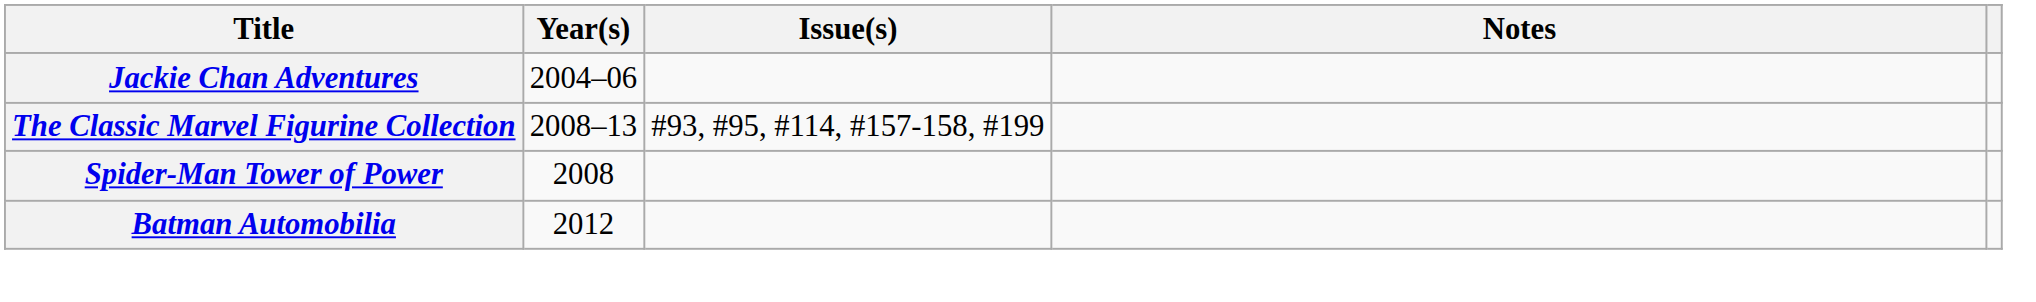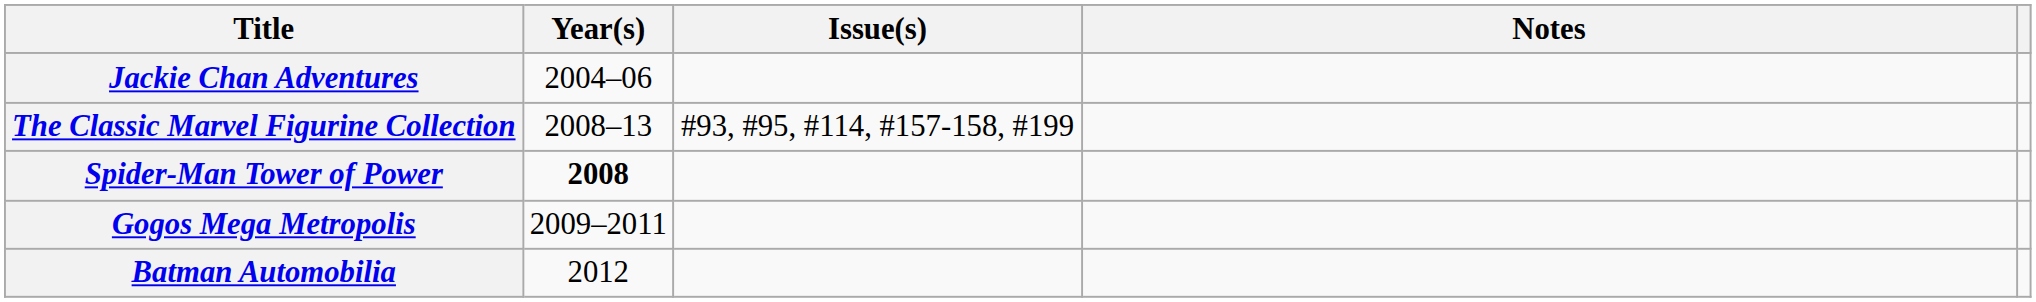(583, 175) normal -> (598, 175) bold
+ row: (264, 223)
